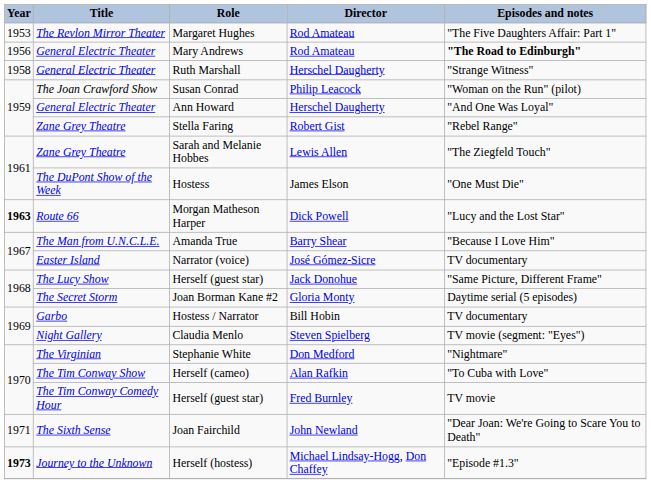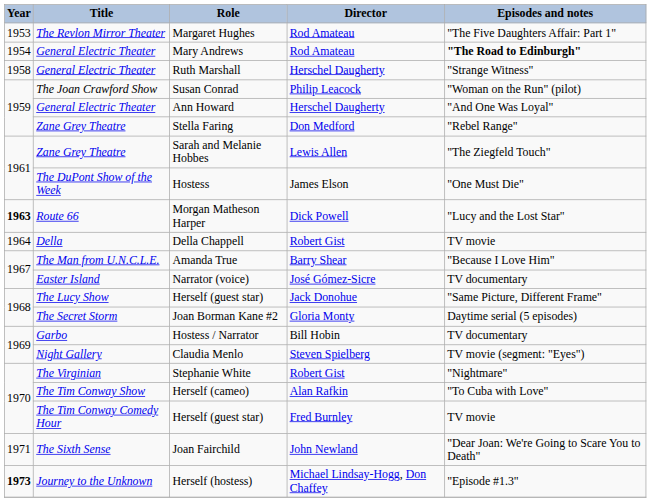(19, 51) 1956 -> (19, 51) 1954
(317, 126) Robert Gist -> (322, 126) Don Medford
+ row: (49, 241)
(322, 354) Don Medford -> (317, 373) Robert Gist
